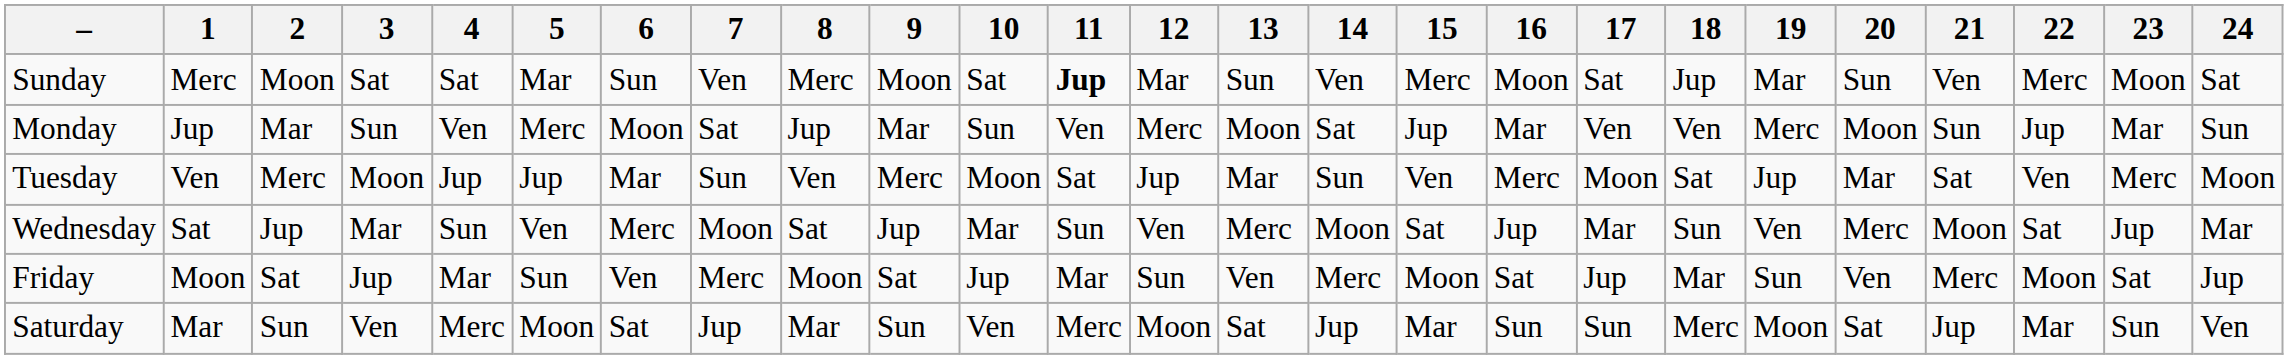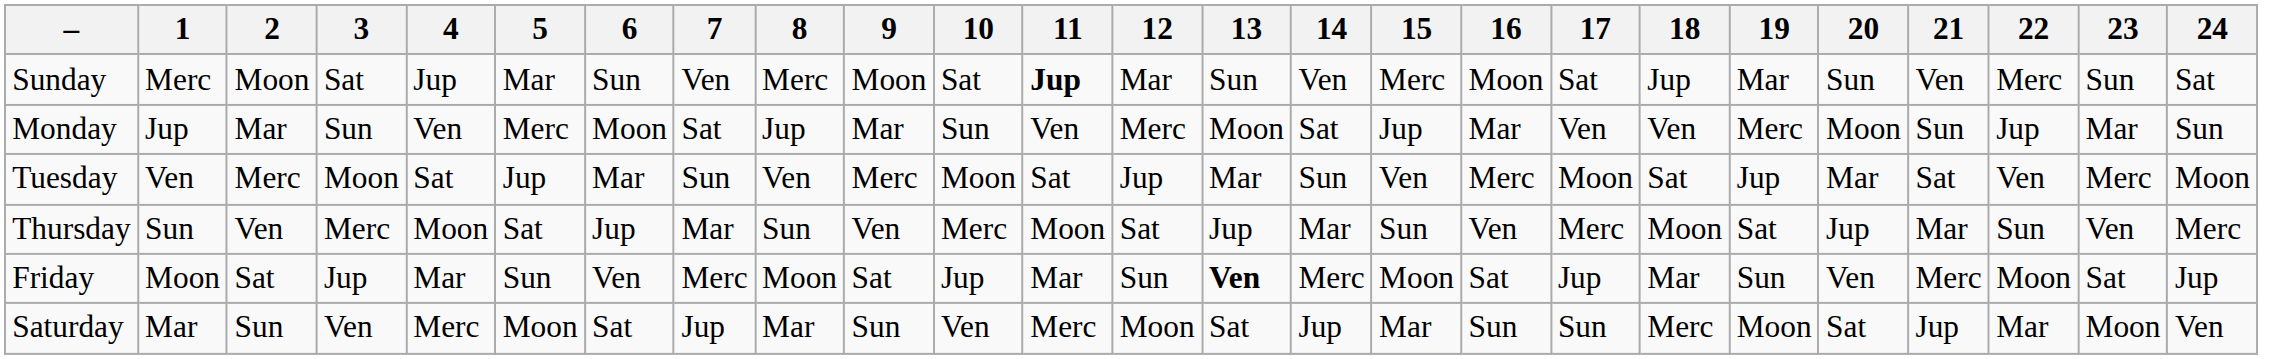(459, 79) Sat -> (435, 79) Jup
(2148, 79) Moon -> (2110, 79) Sun
(460, 178) Jup -> (433, 178) Sat
- row: (84, 228)
+ row: (71, 228)
(1250, 278) normal -> (1235, 278) bold
(2135, 327) Sun -> (2123, 327) Moon
